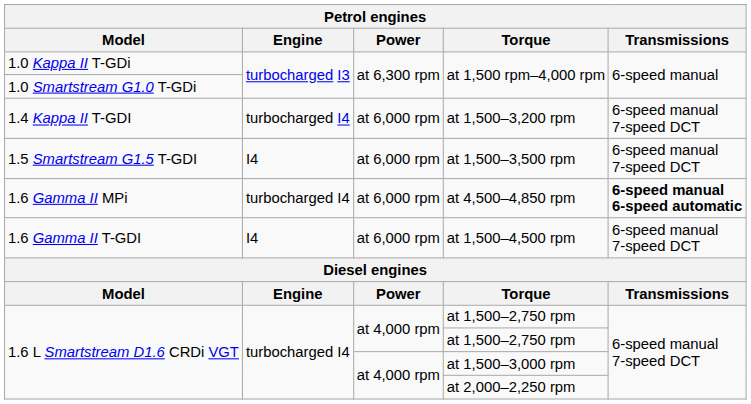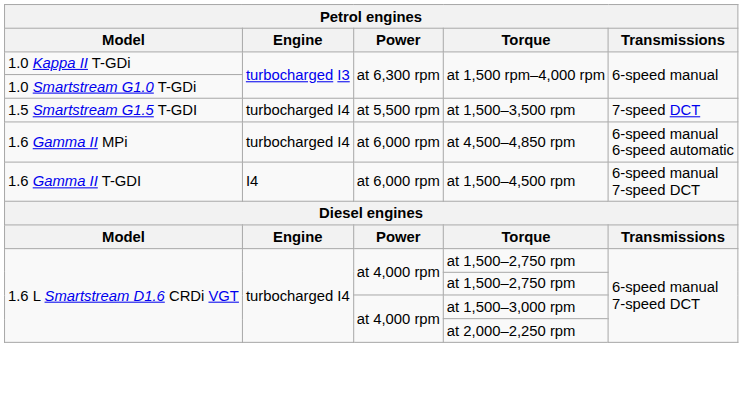- row: (70, 119)
(252, 159) I4 -> (298, 110) turbocharged I4
(398, 159) at 6,000 rpm -> (398, 110) at 5,500 rpm
(665, 159) 6-speed manual 7-speed DCT -> (656, 110) 7-speed DCT
(677, 198) bold -> (673, 142) normal
